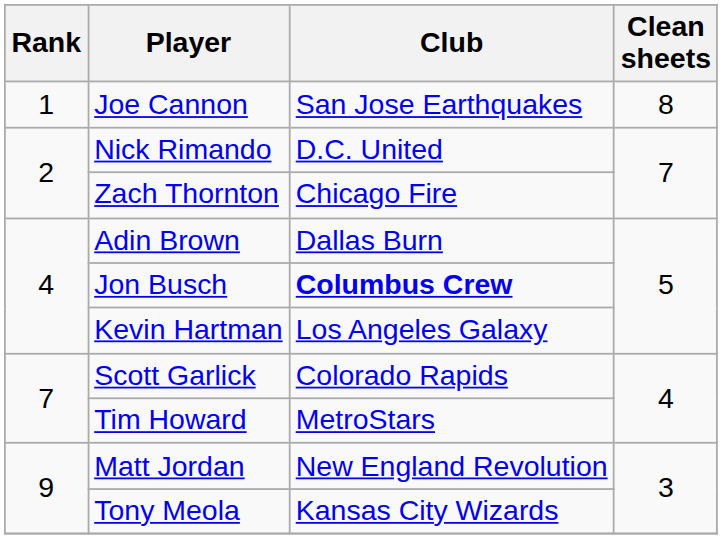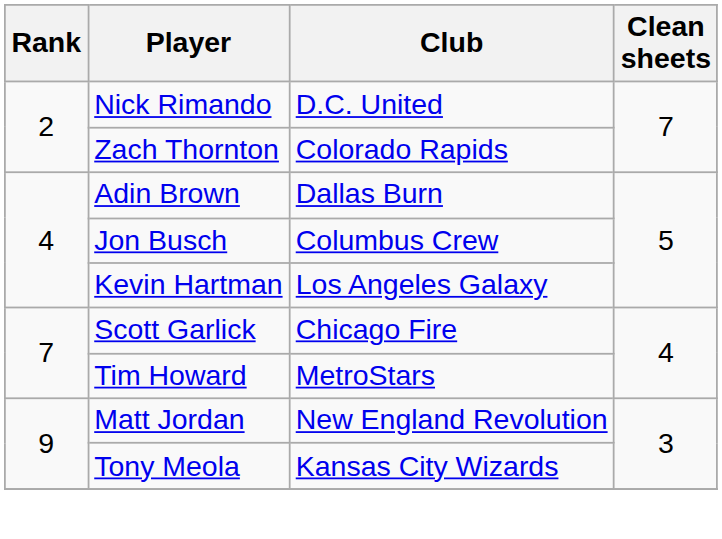- row: (171, 104)
(376, 194) Chicago Fire -> (402, 149) Colorado Rapids
(404, 284) bold -> (397, 239) normal
(402, 375) Colorado Rapids -> (376, 330) Chicago Fire
